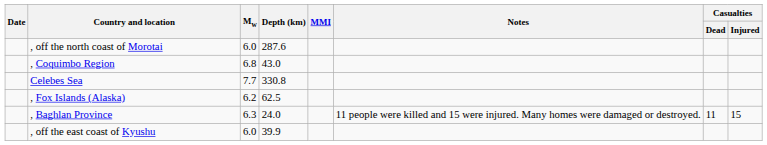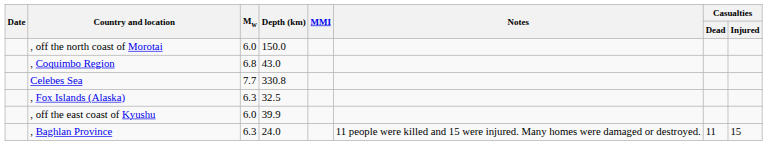(274, 47) 287.6 -> (274, 47) 150.0
(250, 98) 6.2 -> (250, 98) 6.3
(271, 98) 62.5 -> (271, 98) 32.5
rows swapped: (93, 132) <-> (71, 115)
